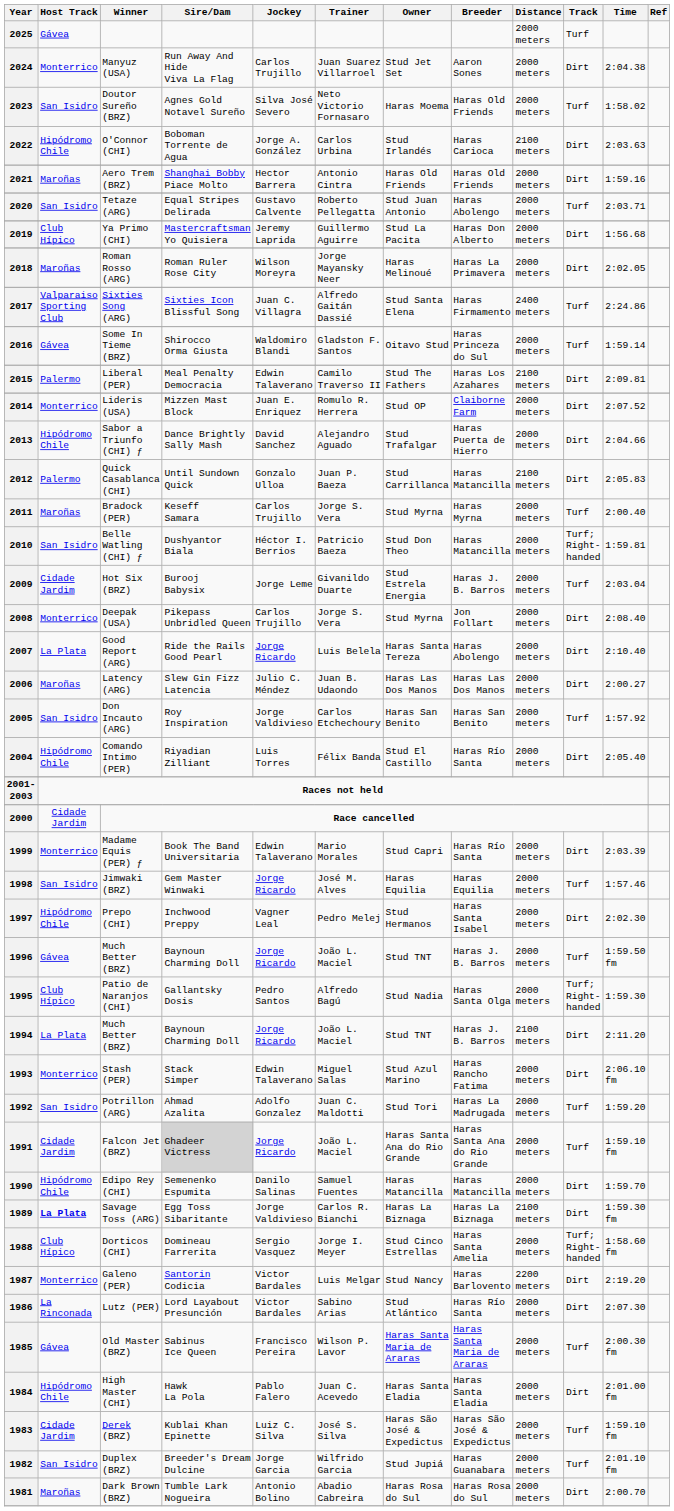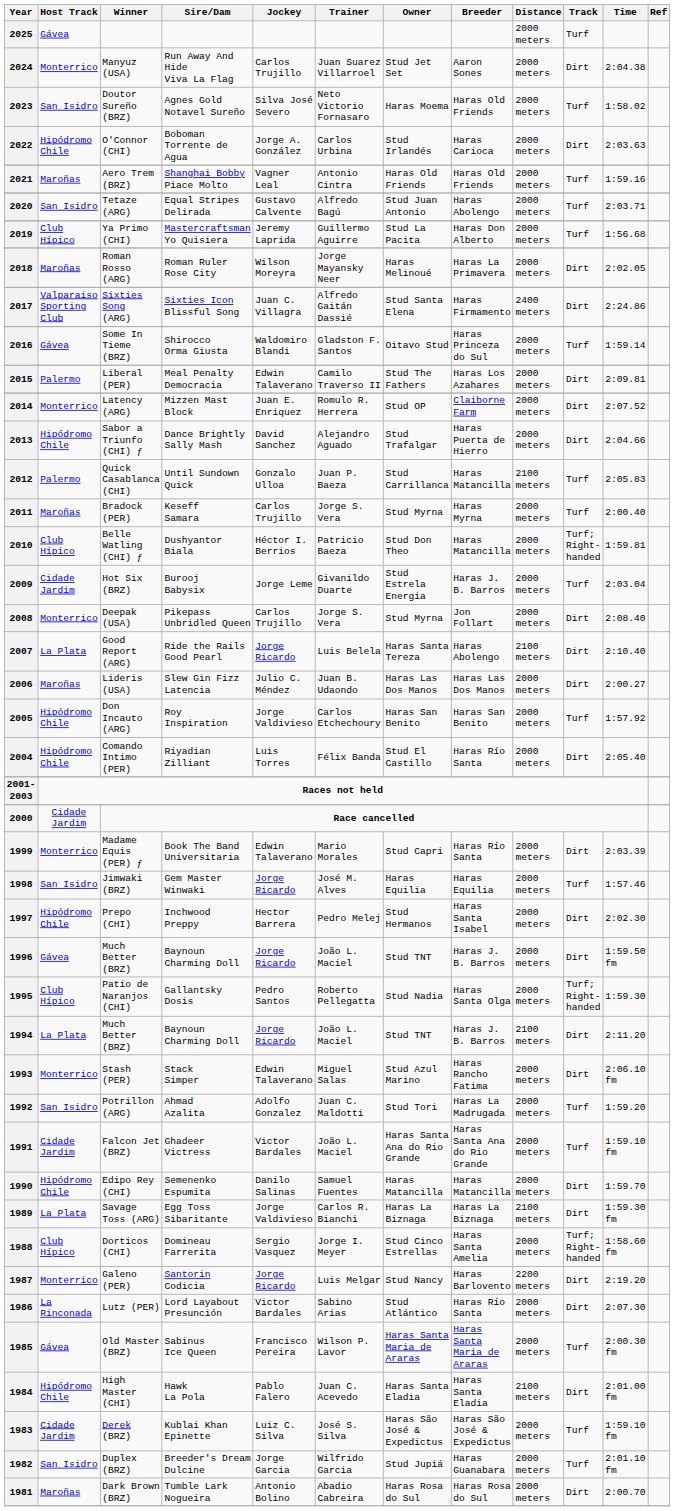(533, 146) 2100 meters -> (533, 146) 2000 meters
(275, 179) Hector Barrera -> (273, 179) Vagner Leal
(578, 179) Dirt -> (578, 179) Turf
(346, 206) Roberto Pellegatta -> (338, 206) Alfredo Bagú
(578, 234) Dirt -> (578, 234) Turf
(578, 306) Turf -> (578, 306) Dirt
(533, 379) 2100 meters -> (533, 379) 2000 meters
(122, 406) Lideris (USA) -> (122, 406) Latency (ARG)
(578, 479) Dirt -> (578, 479) Turf
(69, 546) San Isidro -> (57, 546) Club Hípico
(533, 651) 2000 meters -> (533, 651) 2100 meters
(122, 685) Latency (ARG) -> (122, 685) Lideris (USA)
(69, 718) San Isidro -> (66, 718) Hipódromo Chile
(273, 918) Vagner Leal -> (275, 918) Hector Barrera
(578, 957) Turf -> (578, 957) Dirt
(338, 996) Alfredo Bagú -> (346, 996) Roberto Pellegatta
(187, 1147) lightgrey background -> (187, 1147) no background
(275, 1147) Jorge Ricardo -> (278, 1147) Victor Bardales
(63, 1213) bold -> (63, 1213) normal
(278, 1280) Victor Bardales -> (275, 1280) Jorge Ricardo
(533, 1392) 2000 meters -> (533, 1392) 2100 meters
